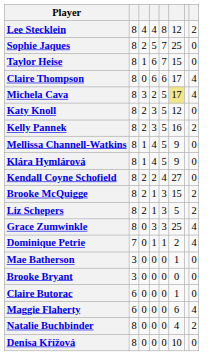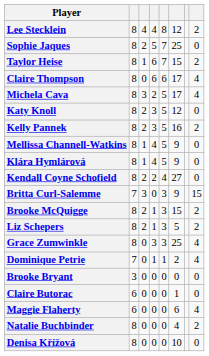(194, 62) 0 -> (197, 62) 2
(177, 95) khaki background -> (177, 95) no background
+ row: (54, 194)
- row: (41, 260)
